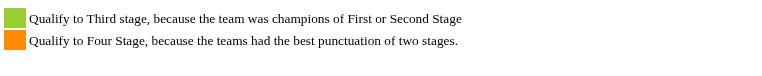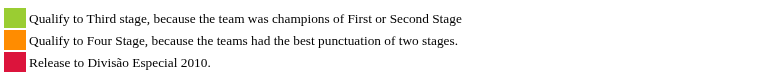+ row: (120, 62)
